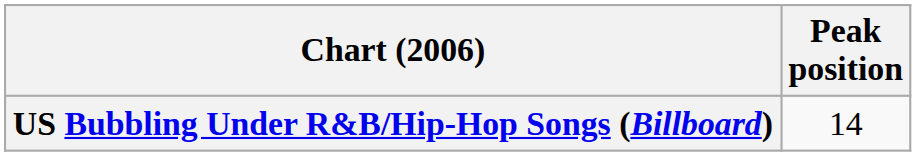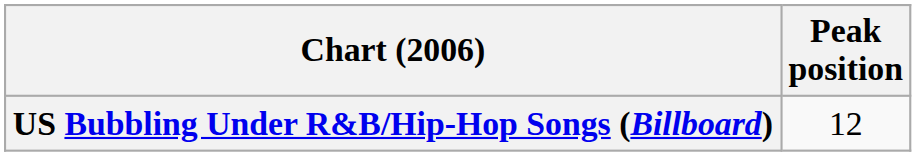(846, 122) 14 -> (846, 122) 12
